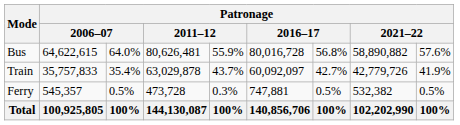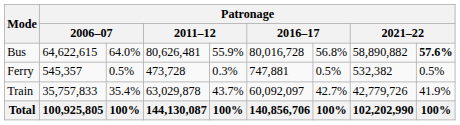(435, 52) normal -> (436, 52) bold
rows swapped: (20, 71) <-> (20, 91)
